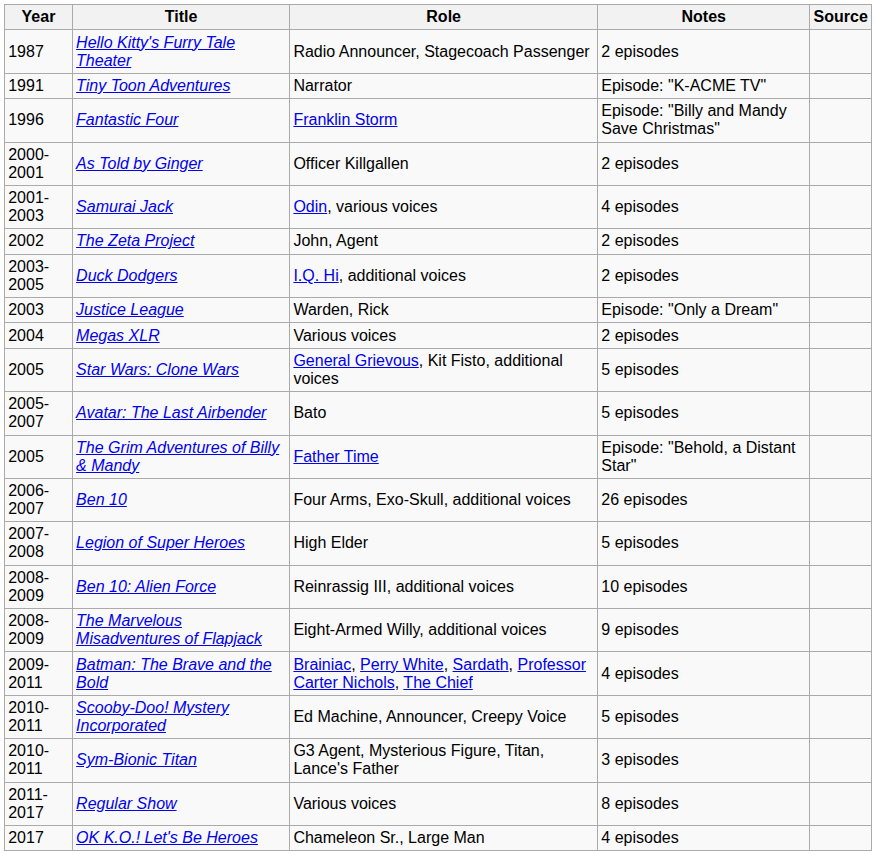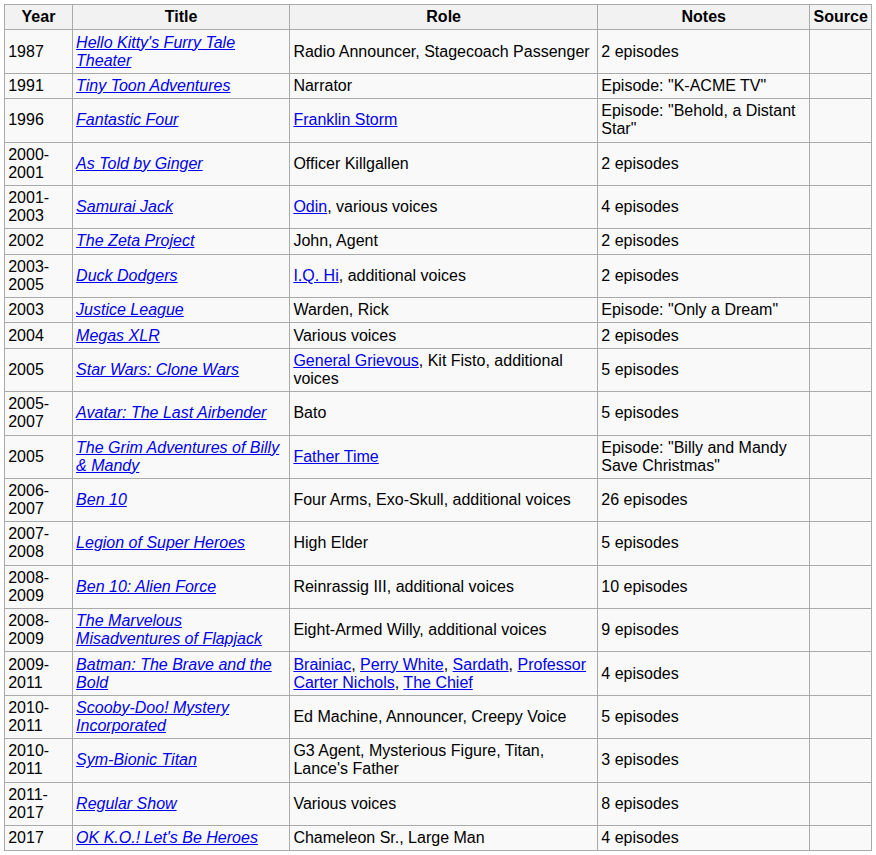(694, 120) Episode: "Billy and Mandy Save Christmas" -> (698, 120) Episode: "Behold, a Distant Star"
(698, 456) Episode: "Behold, a Distant Star" -> (694, 456) Episode: "Billy and Mandy Save Christmas"
